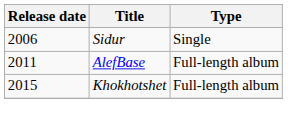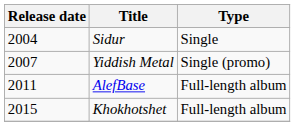(23, 39) 2006 -> (23, 39) 2004
+ row: (133, 62)
